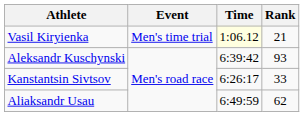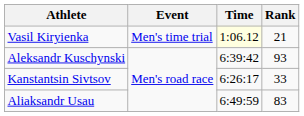(280, 101) 62 -> (280, 101) 83
